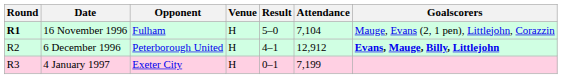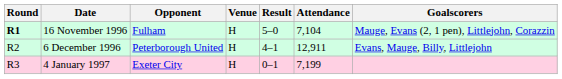(312, 47) 12,912 -> (311, 47) 12,911
(427, 47) bold -> (423, 47) normal
